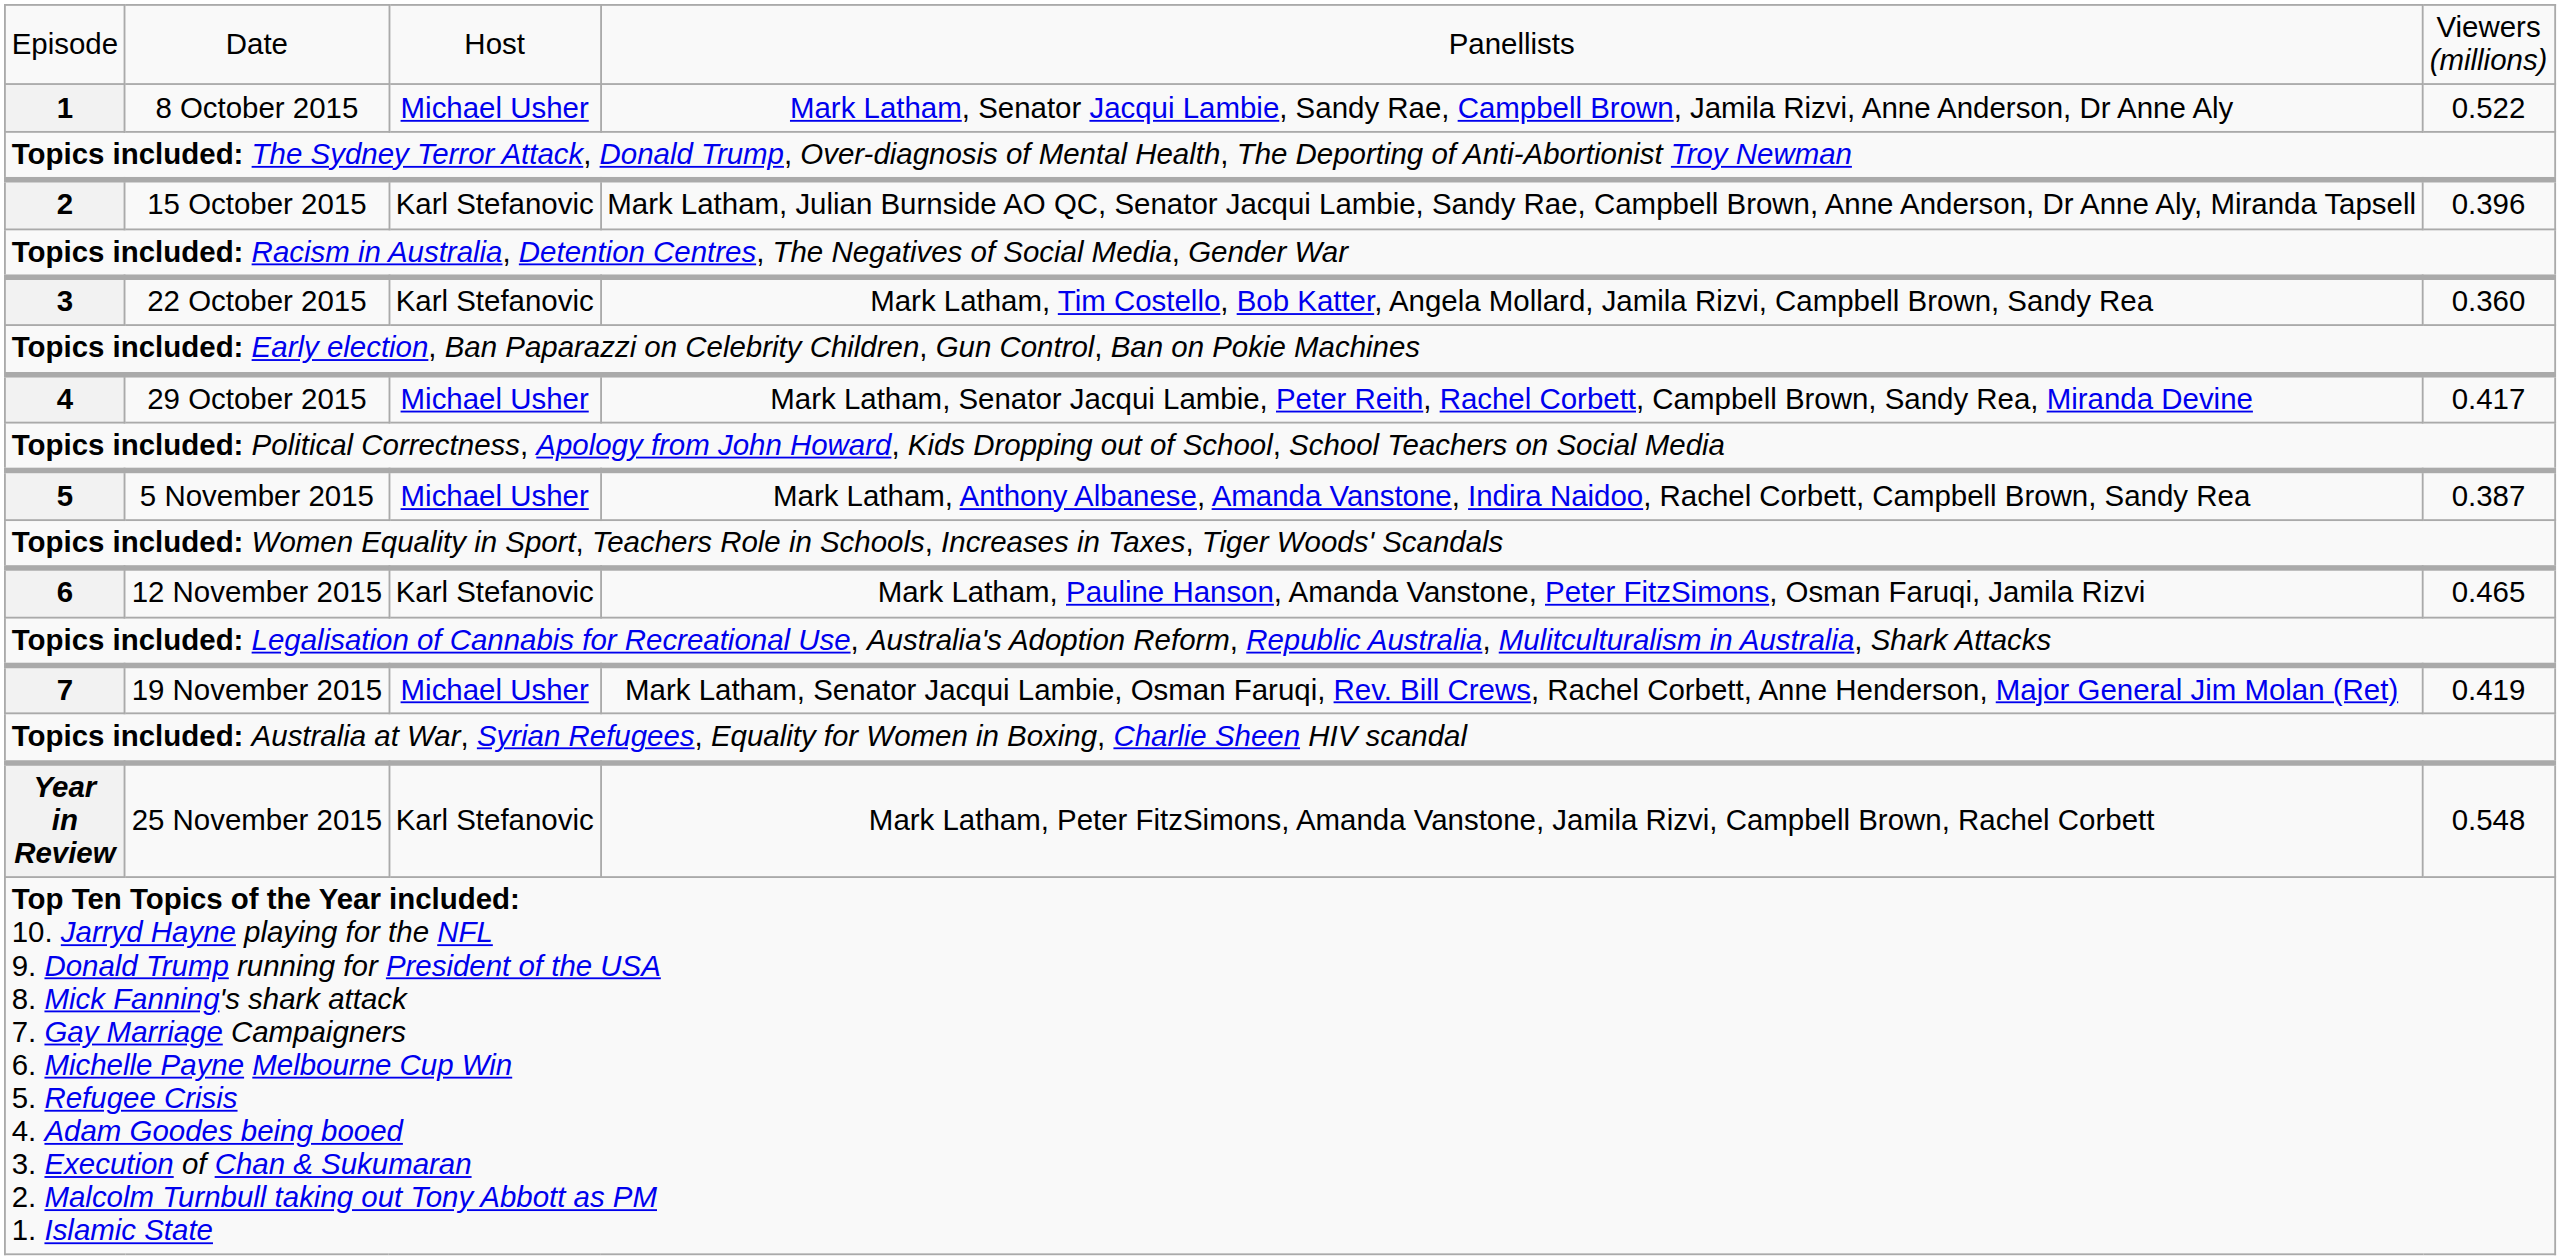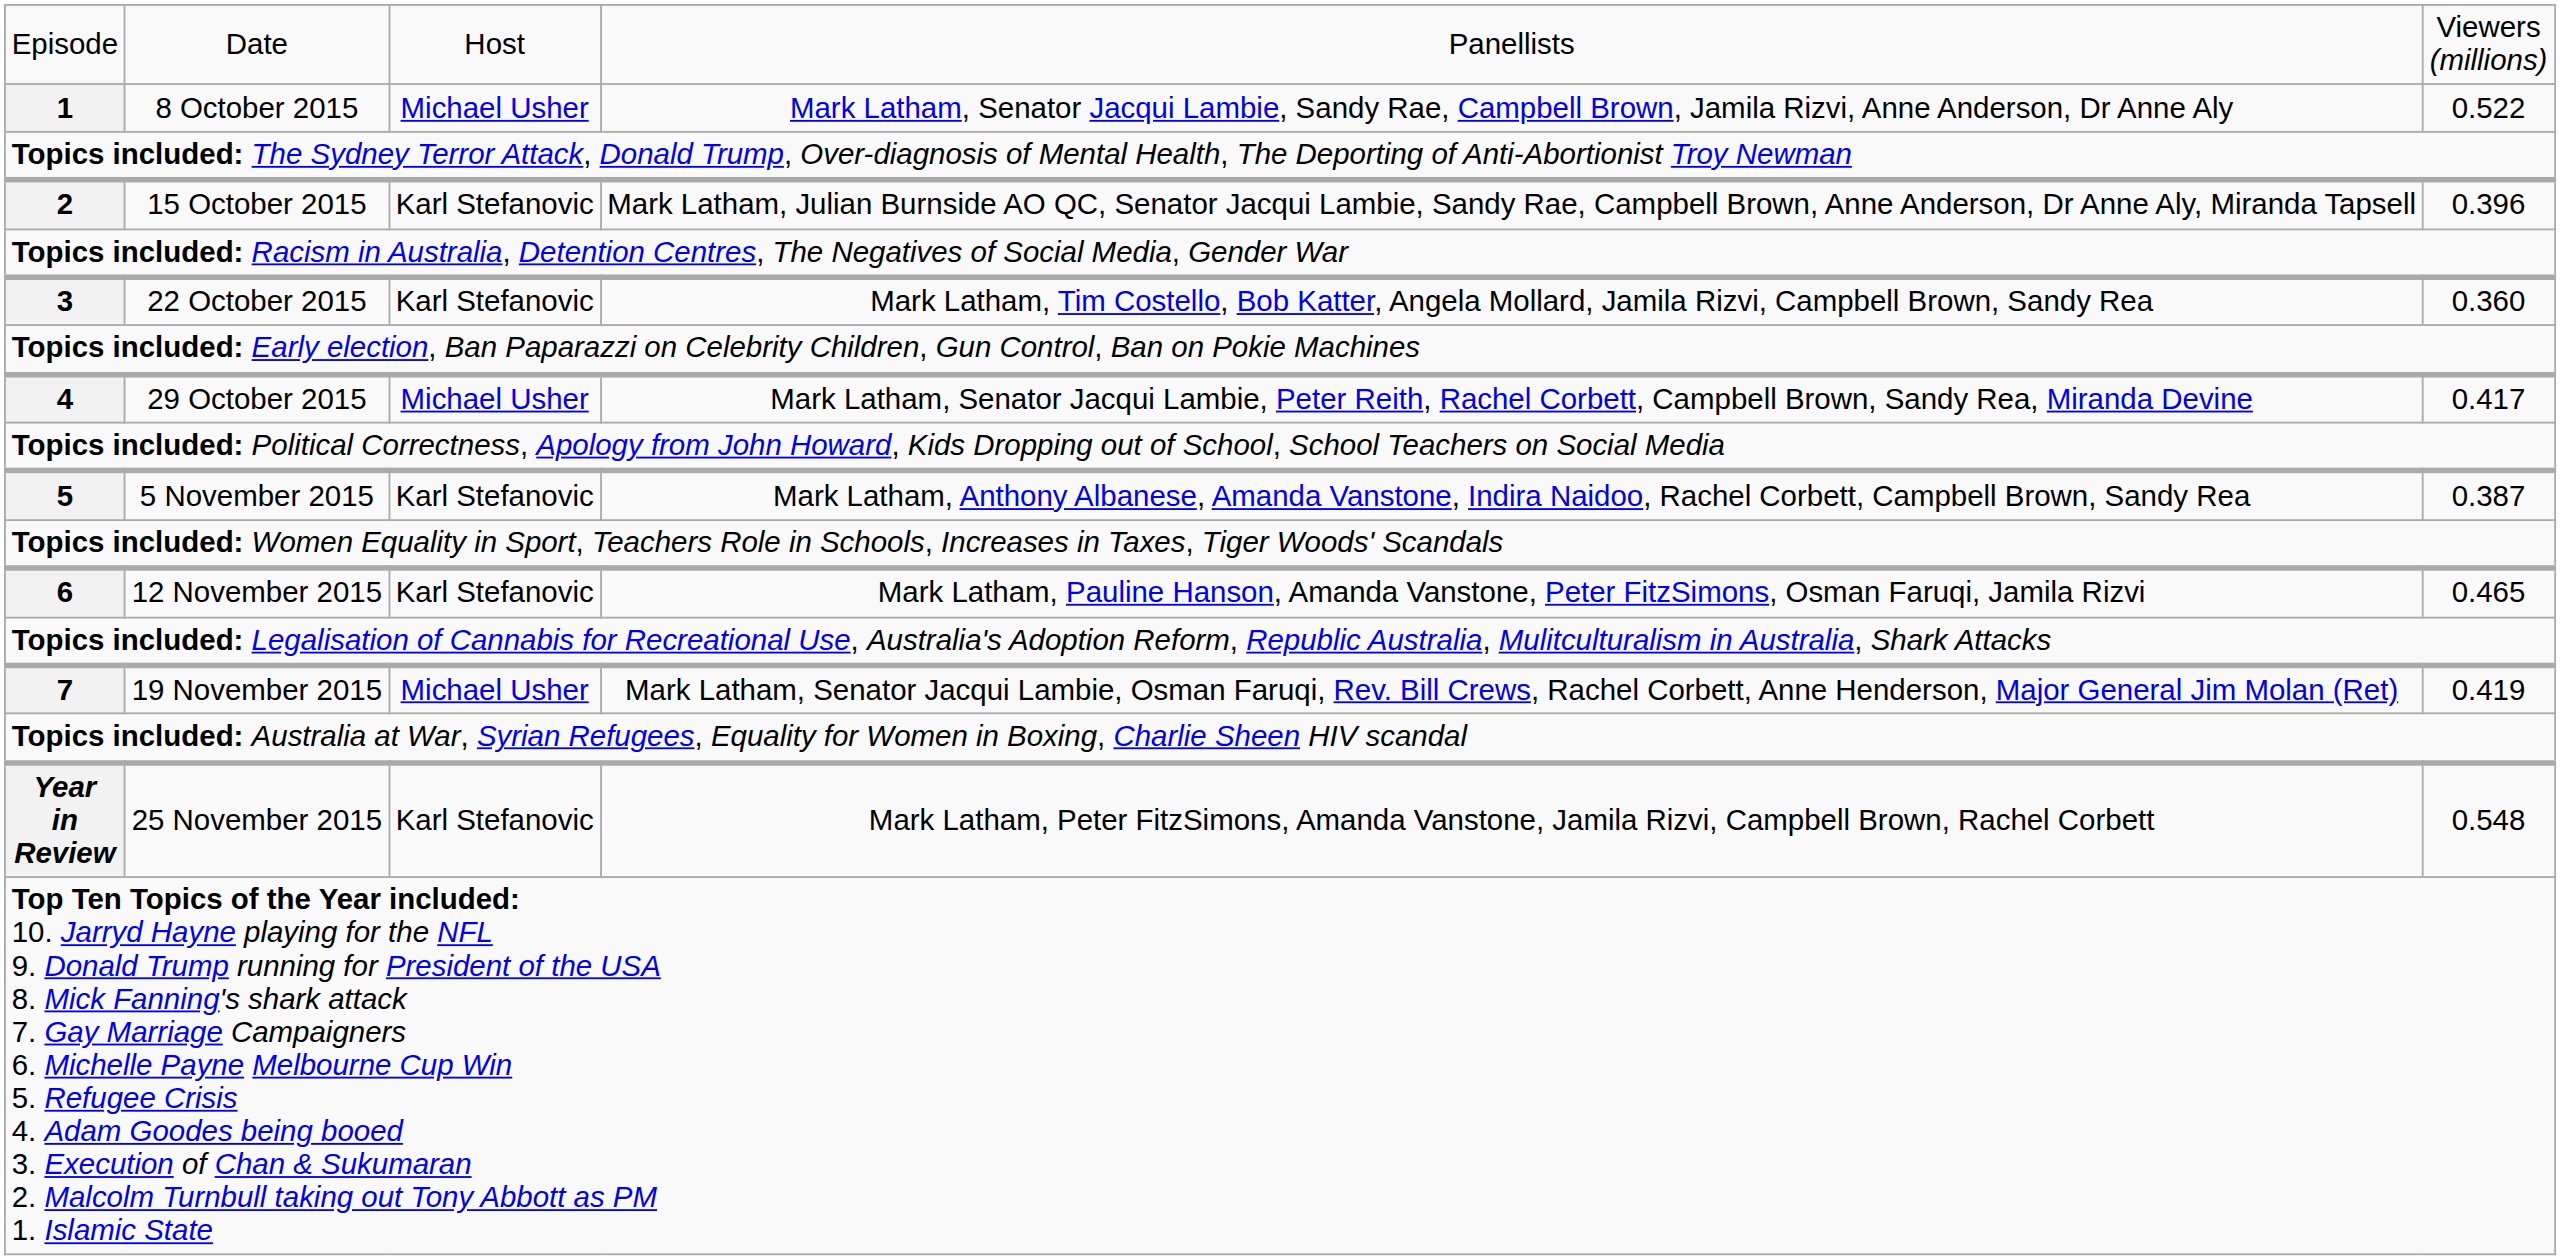(495, 495) Michael Usher -> (495, 495) Karl Stefanovic
